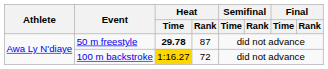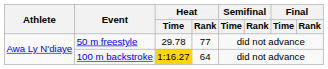(173, 42) bold -> (173, 42) normal
(205, 42) 87 -> (205, 42) 77
(205, 57) 72 -> (205, 57) 64
